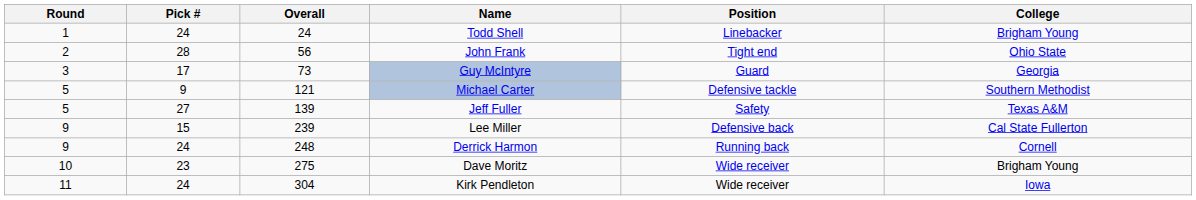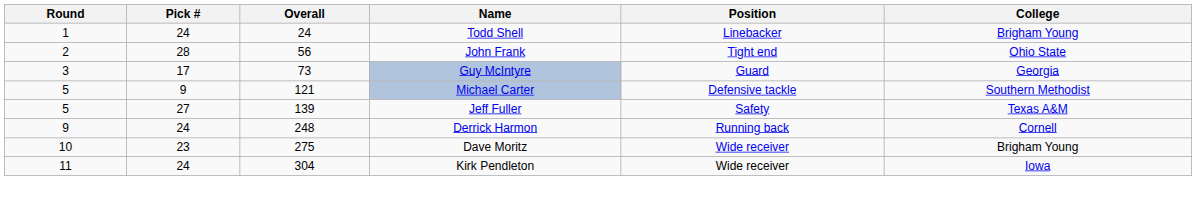- row: (495, 128)
